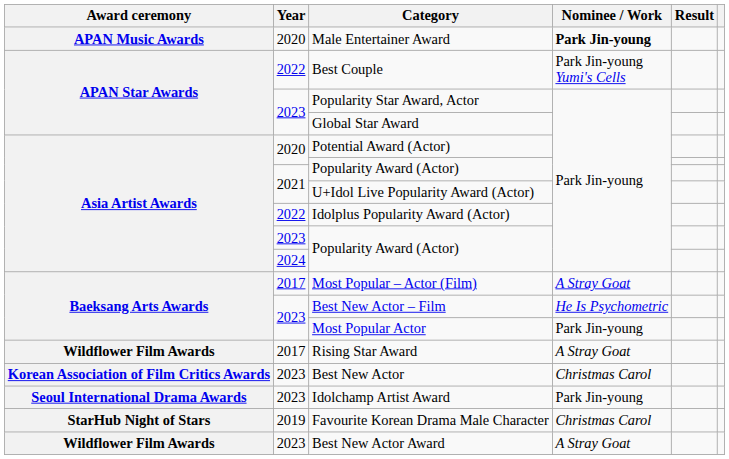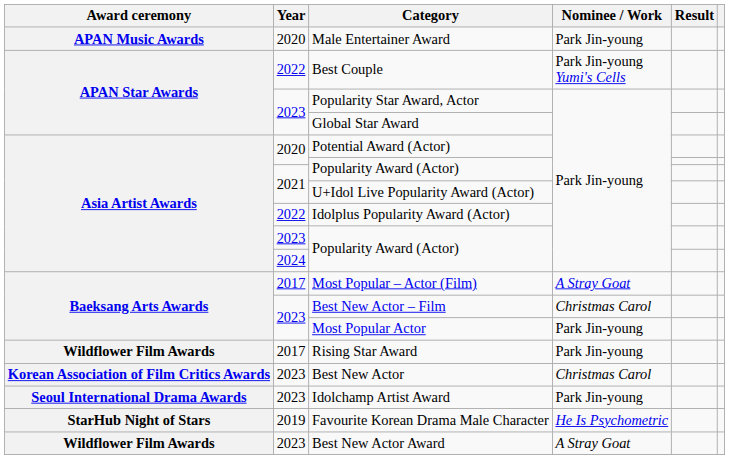(603, 38) bold -> (599, 38) normal
(612, 306) He Is Psychometric -> (603, 306) Christmas Carol
(593, 351) A Stray Goat -> (599, 351) Park Jin-young
(603, 420) Christmas Carol -> (612, 420) He Is Psychometric
